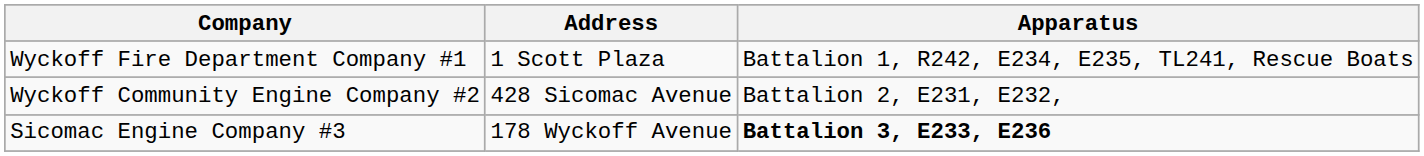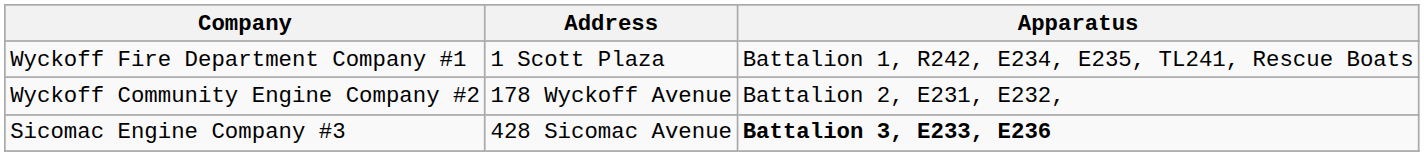(611, 96) 428 Sicomac Avenue -> (611, 96) 178 Wyckoff Avenue
(611, 132) 178 Wyckoff Avenue -> (611, 132) 428 Sicomac Avenue
